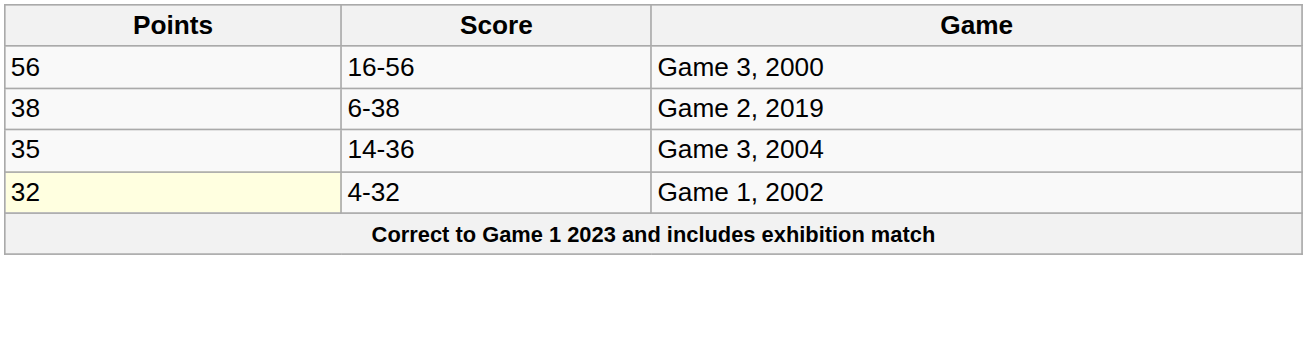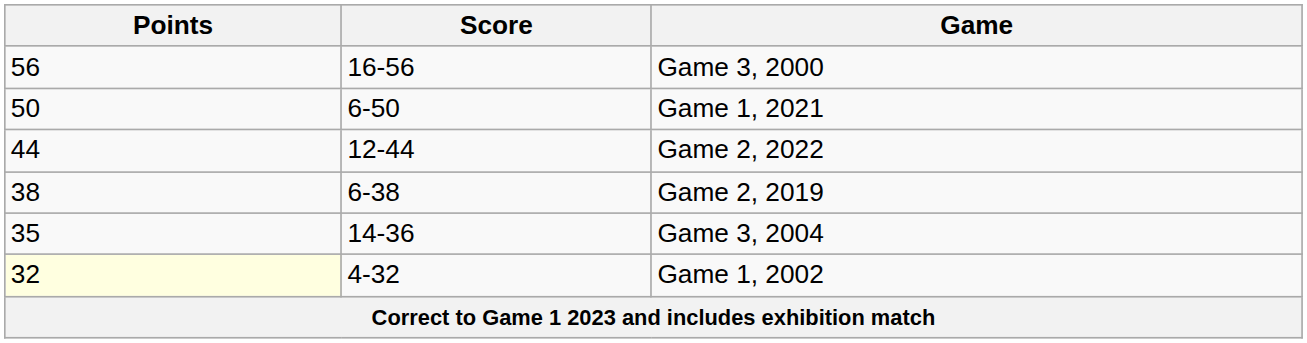+ row: (741, 108)
+ row: (741, 150)
